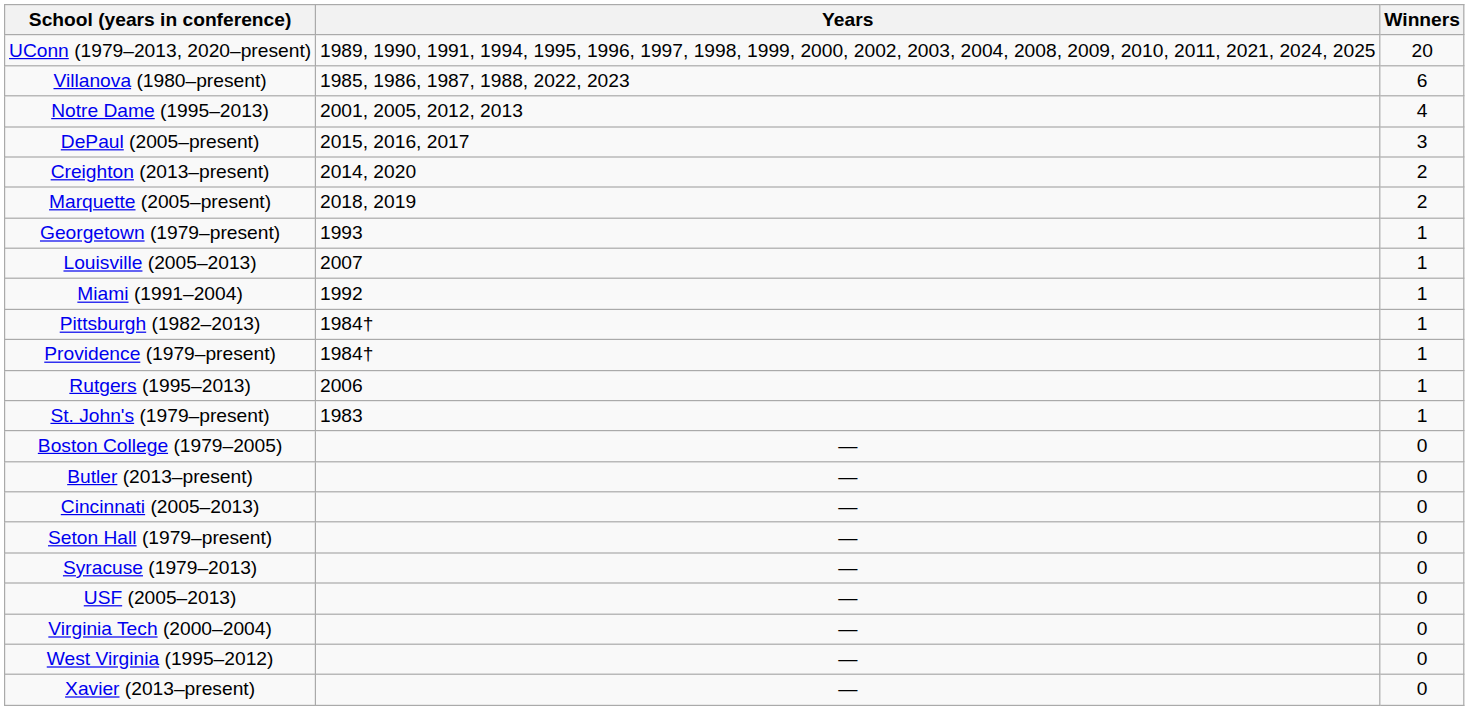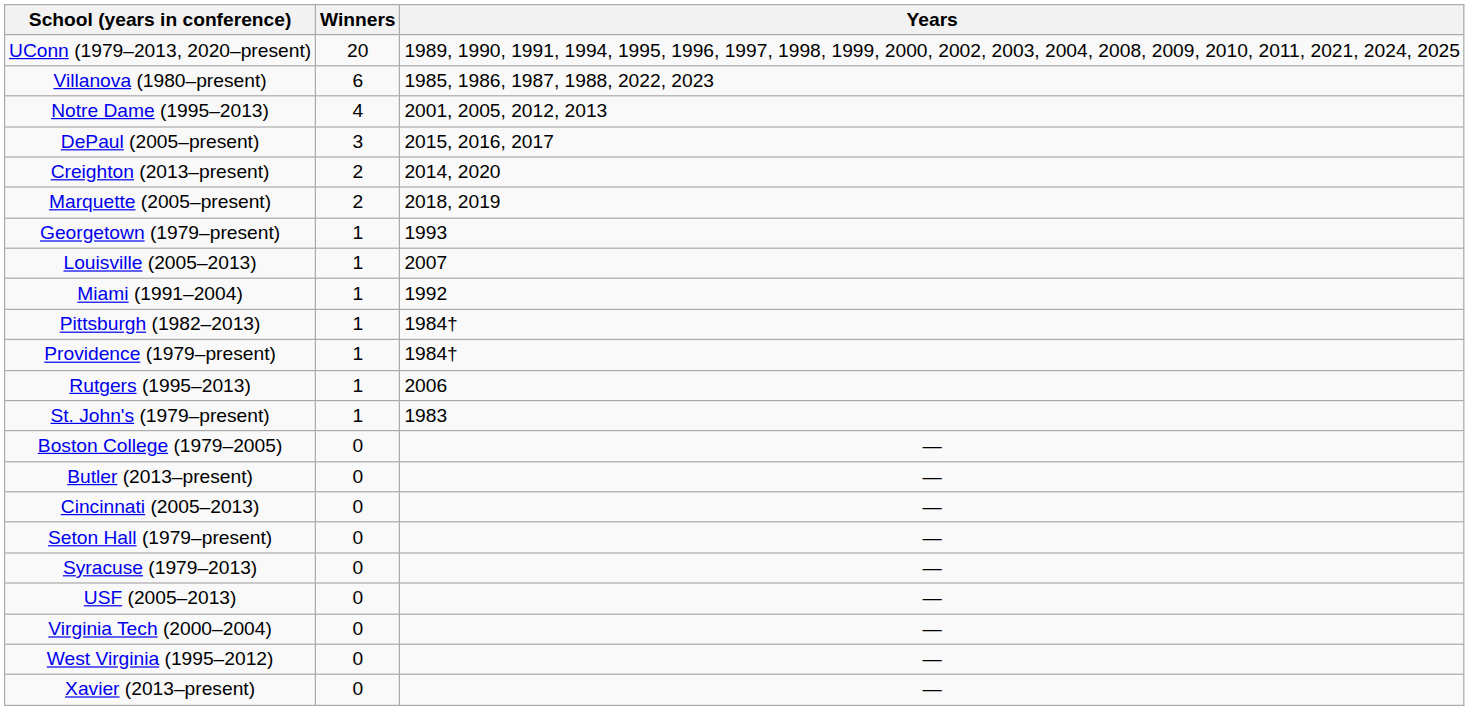columns swapped: (1422, 19) <-> (848, 19)
